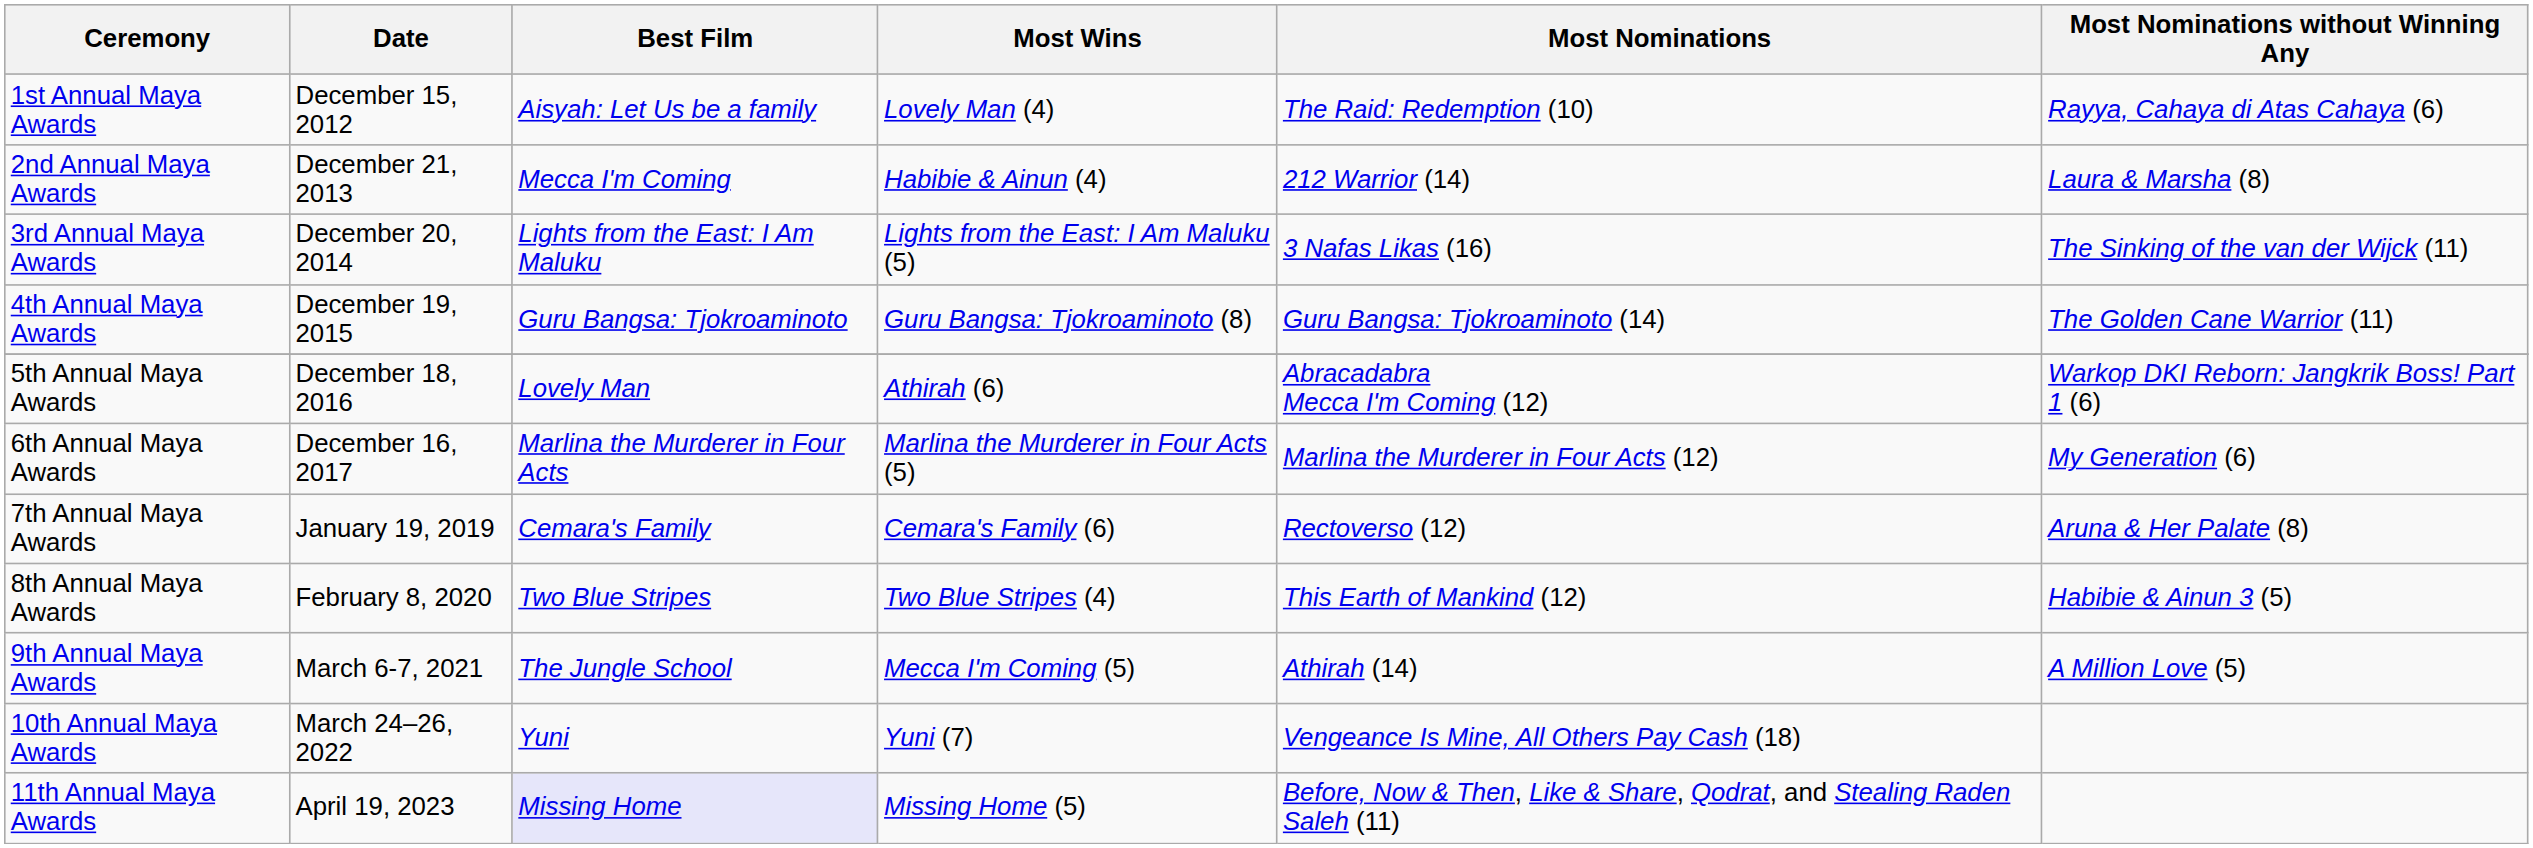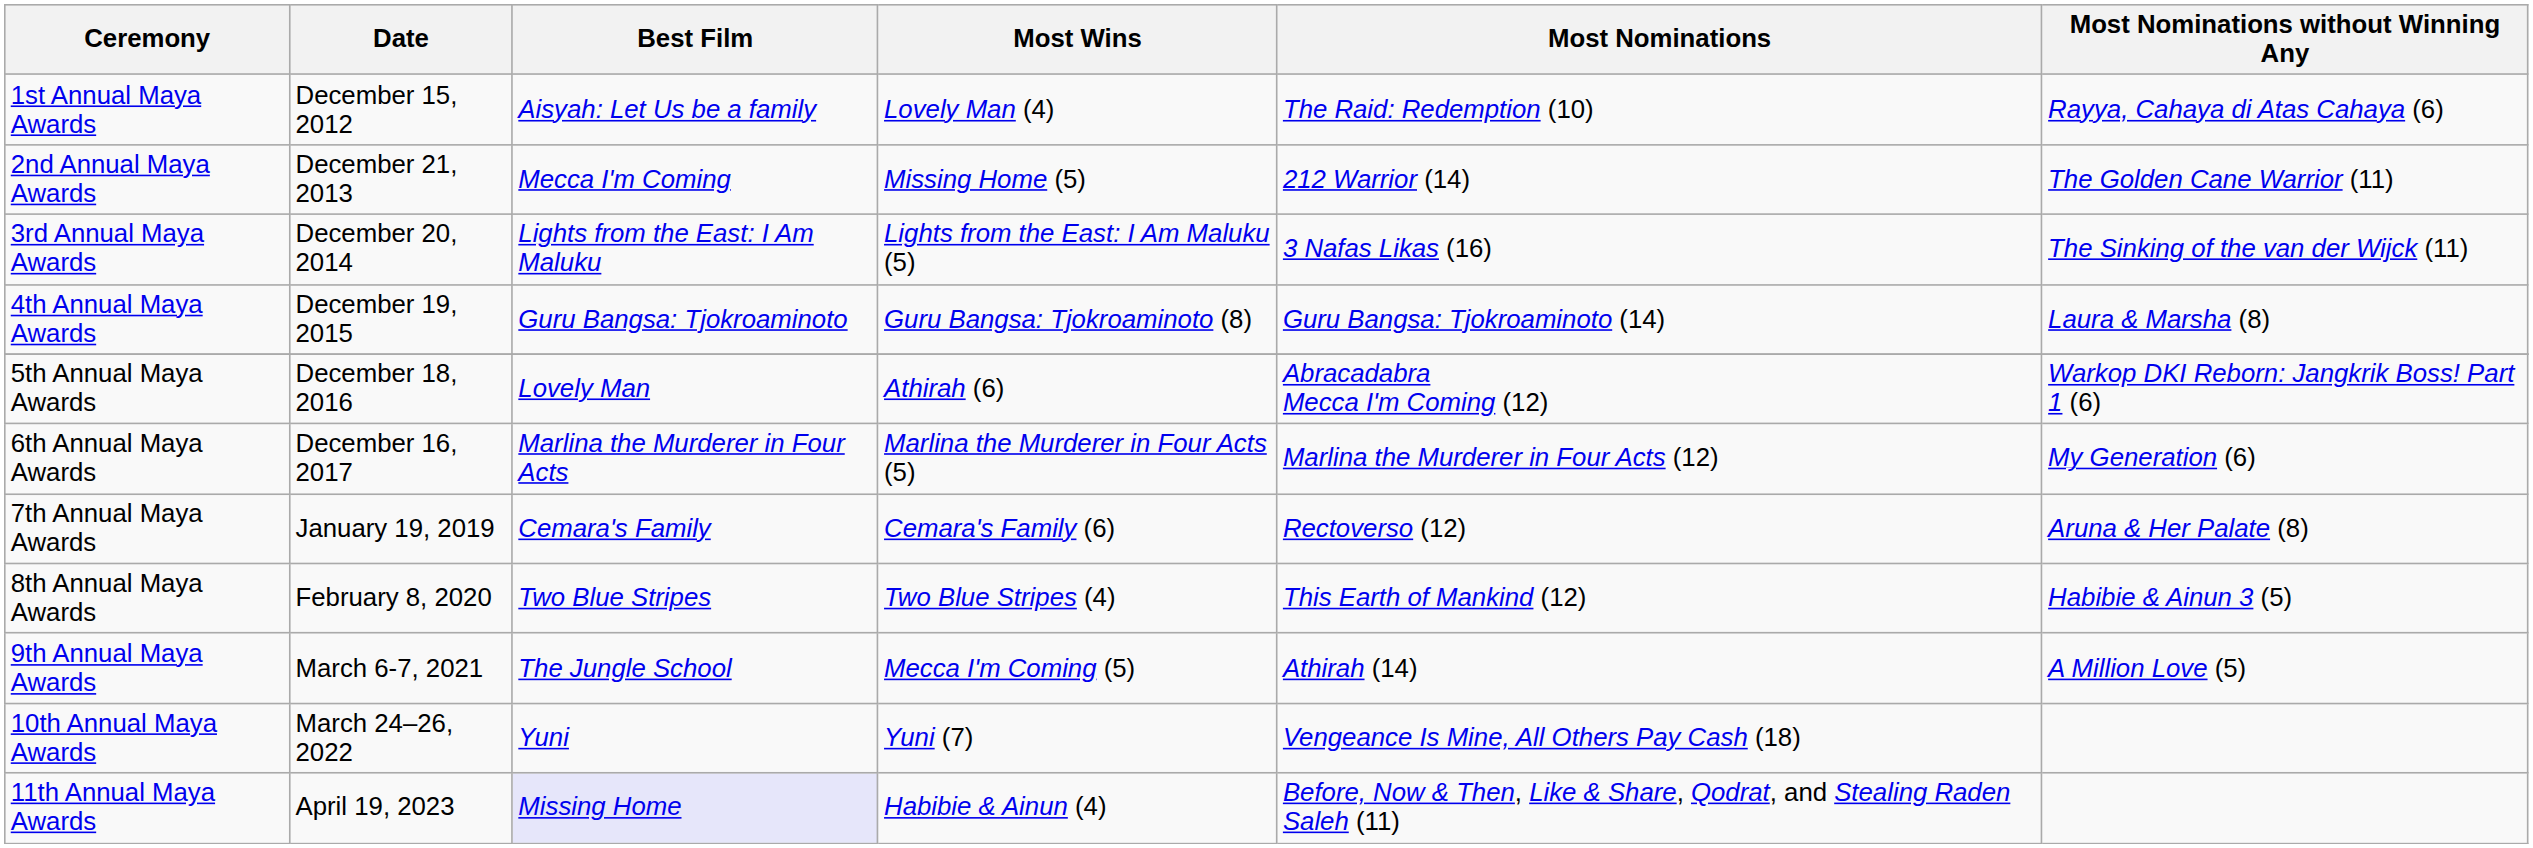(995, 179) Habibie & Ainun (4) -> (985, 179) Missing Home (5)
(2159, 179) Laura & Marsha (8) -> (2221, 179) The Golden Cane Warrior (11)
(2221, 318) The Golden Cane Warrior (11) -> (2159, 318) Laura & Marsha (8)
(985, 807) Missing Home (5) -> (995, 807) Habibie & Ainun (4)
